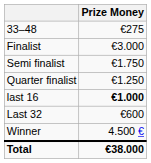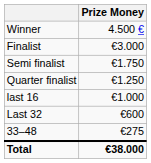rows swapped: (24, 132) <-> (22, 30)
(128, 98) bold -> (128, 98) normal
